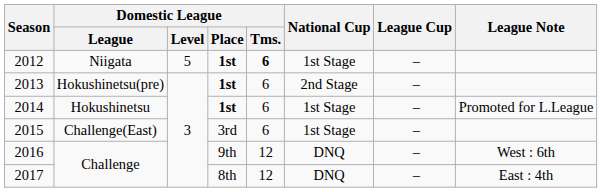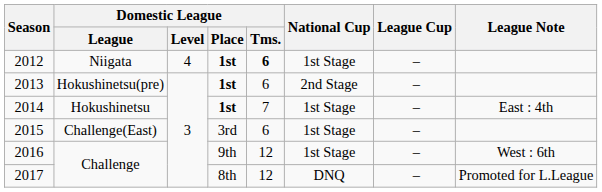(187, 61) 5 -> (187, 61) 4
(266, 107) 6 -> (266, 107) 7
(526, 107) Promoted for L.League -> (526, 107) East : 4th
(329, 152) DNQ -> (329, 152) 1st Stage
(526, 175) East : 4th -> (526, 175) Promoted for L.League
